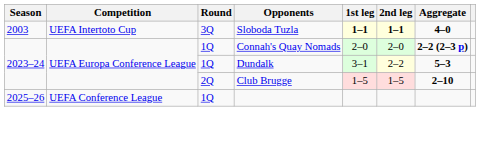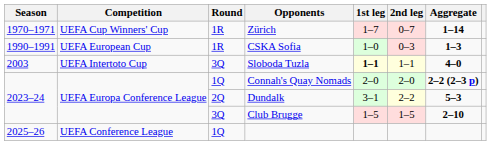+ row: (262, 30)
+ row: (274, 47)
(396, 30) bold -> (406, 64) normal
(207, 64) 1Q -> (218, 98) 2Q
(207, 81) 2Q -> (218, 115) 3Q
